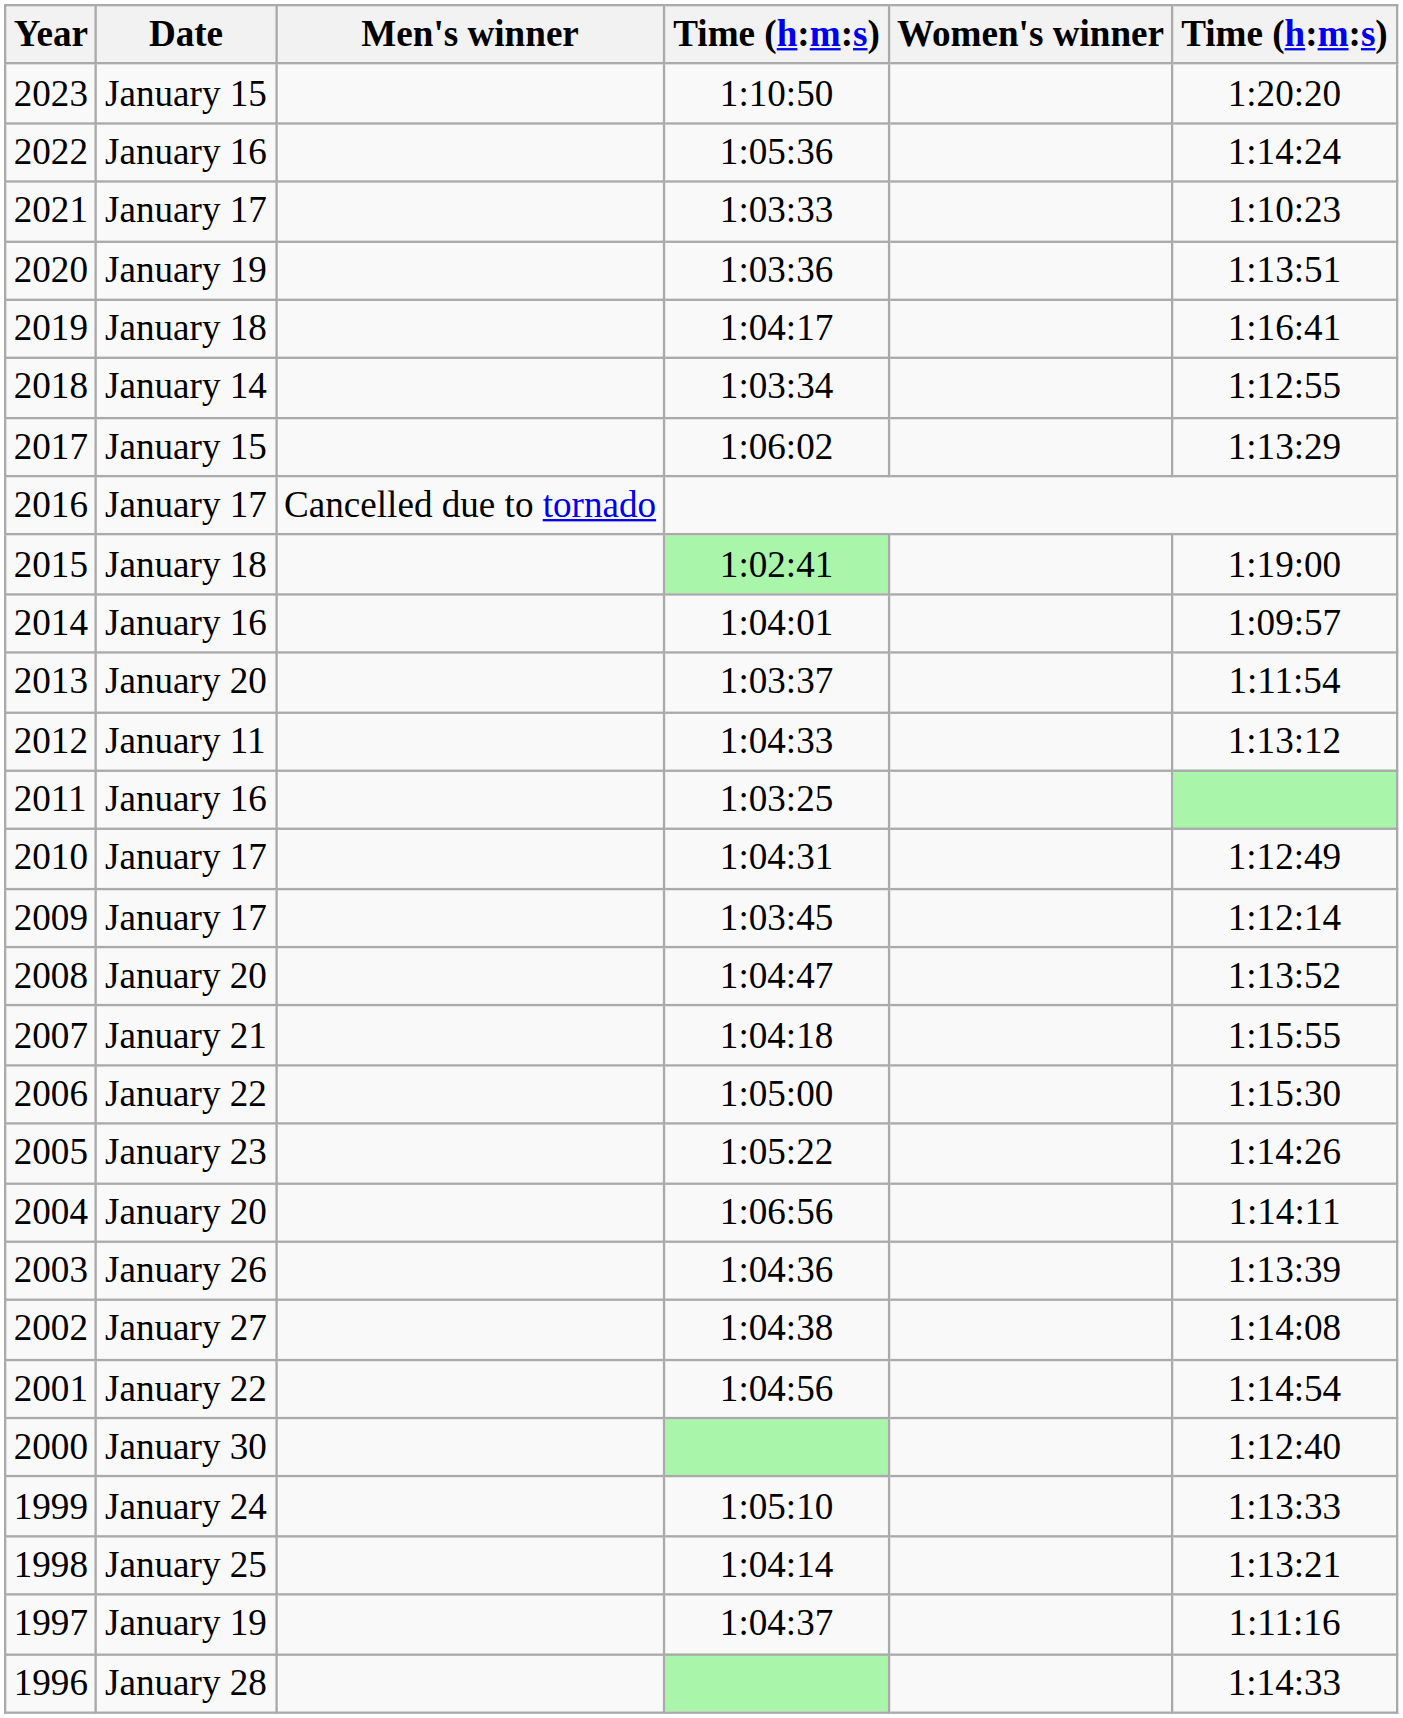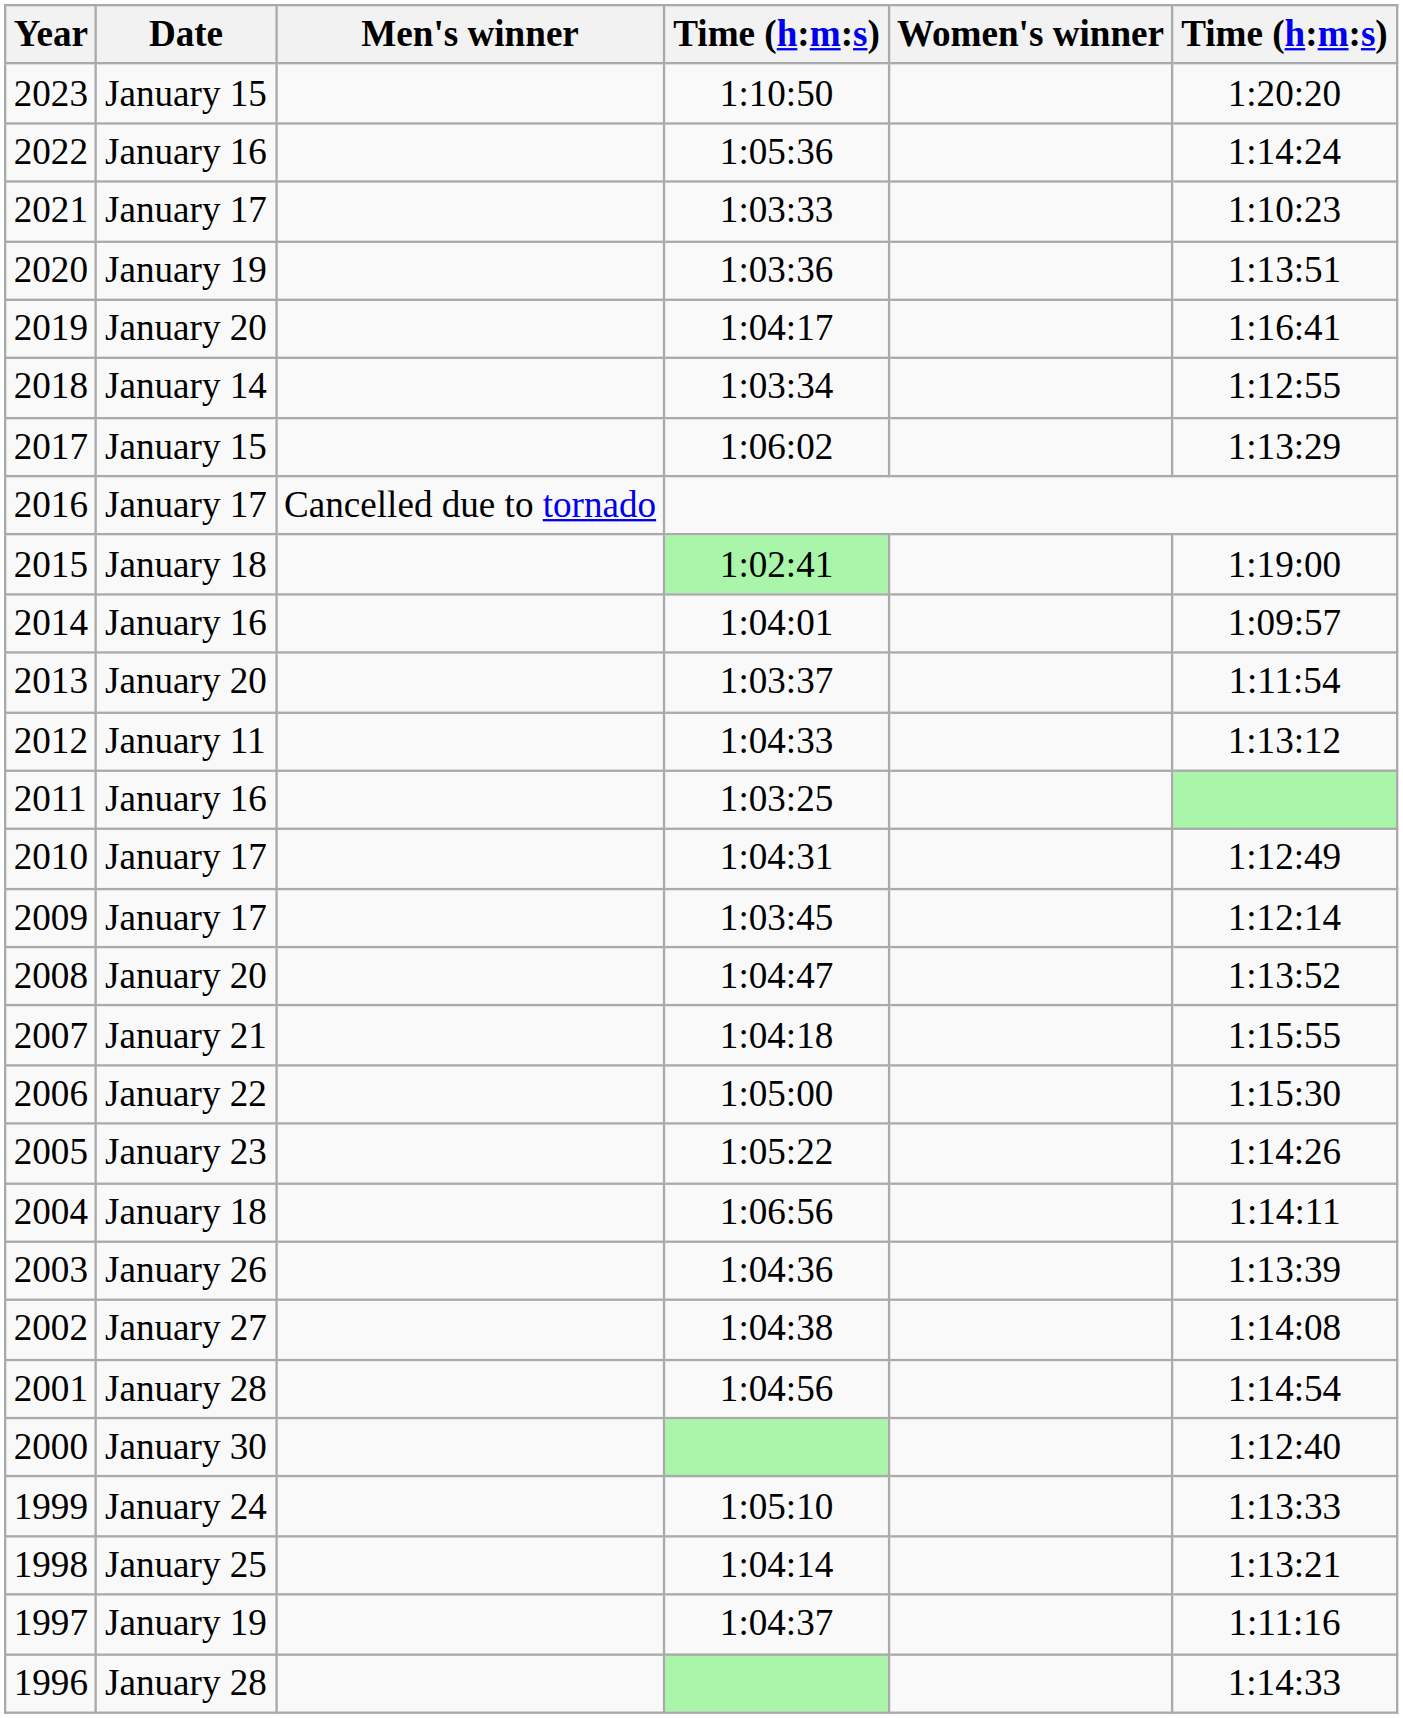(186, 328) January 18 -> (186, 328) January 20
(186, 1211) January 20 -> (186, 1211) January 18
(186, 1387) January 22 -> (186, 1387) January 28
